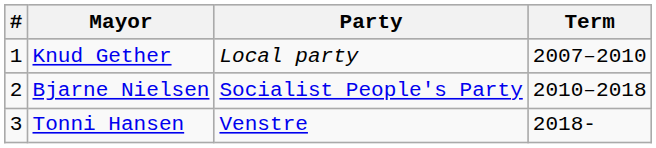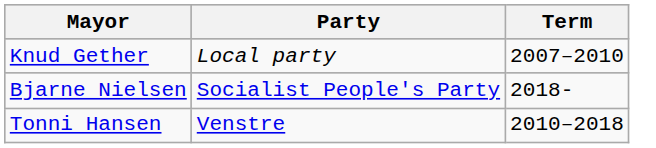- column: (16, 22)
(590, 91) 2010–2018 -> (542, 91) 2018-
(564, 125) 2018- -> (567, 125) 2010–2018
